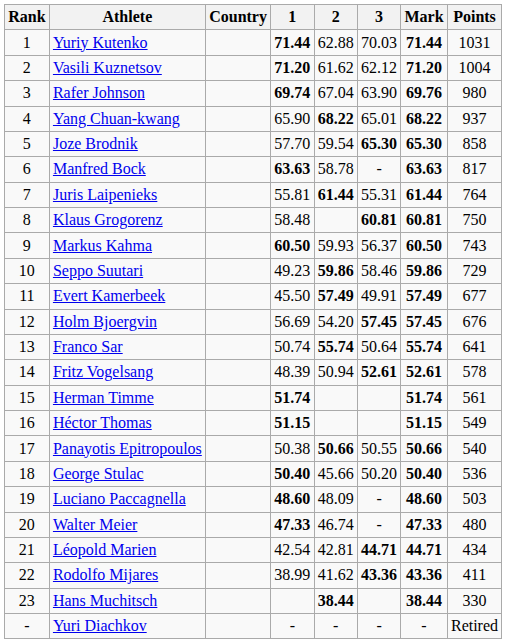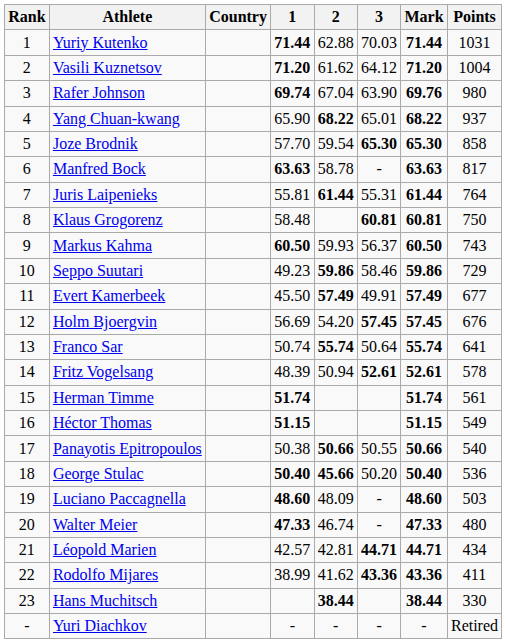(379, 67) 62.12 -> (379, 67) 64.12
(336, 473) normal -> (336, 473) bold
(292, 550) 42.54 -> (292, 550) 42.57
